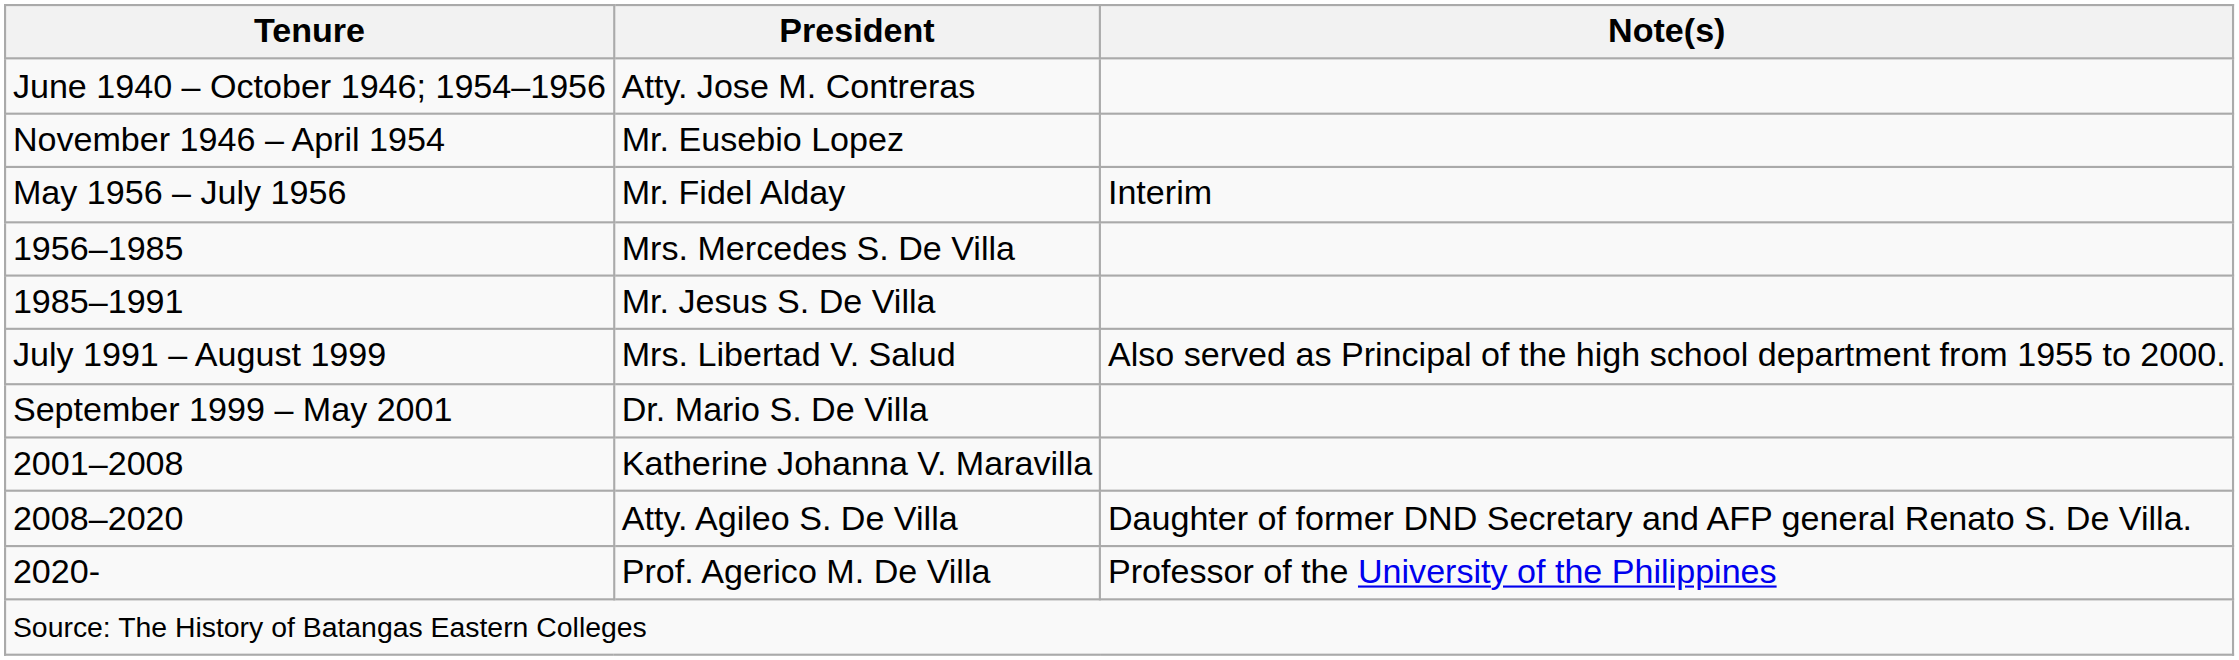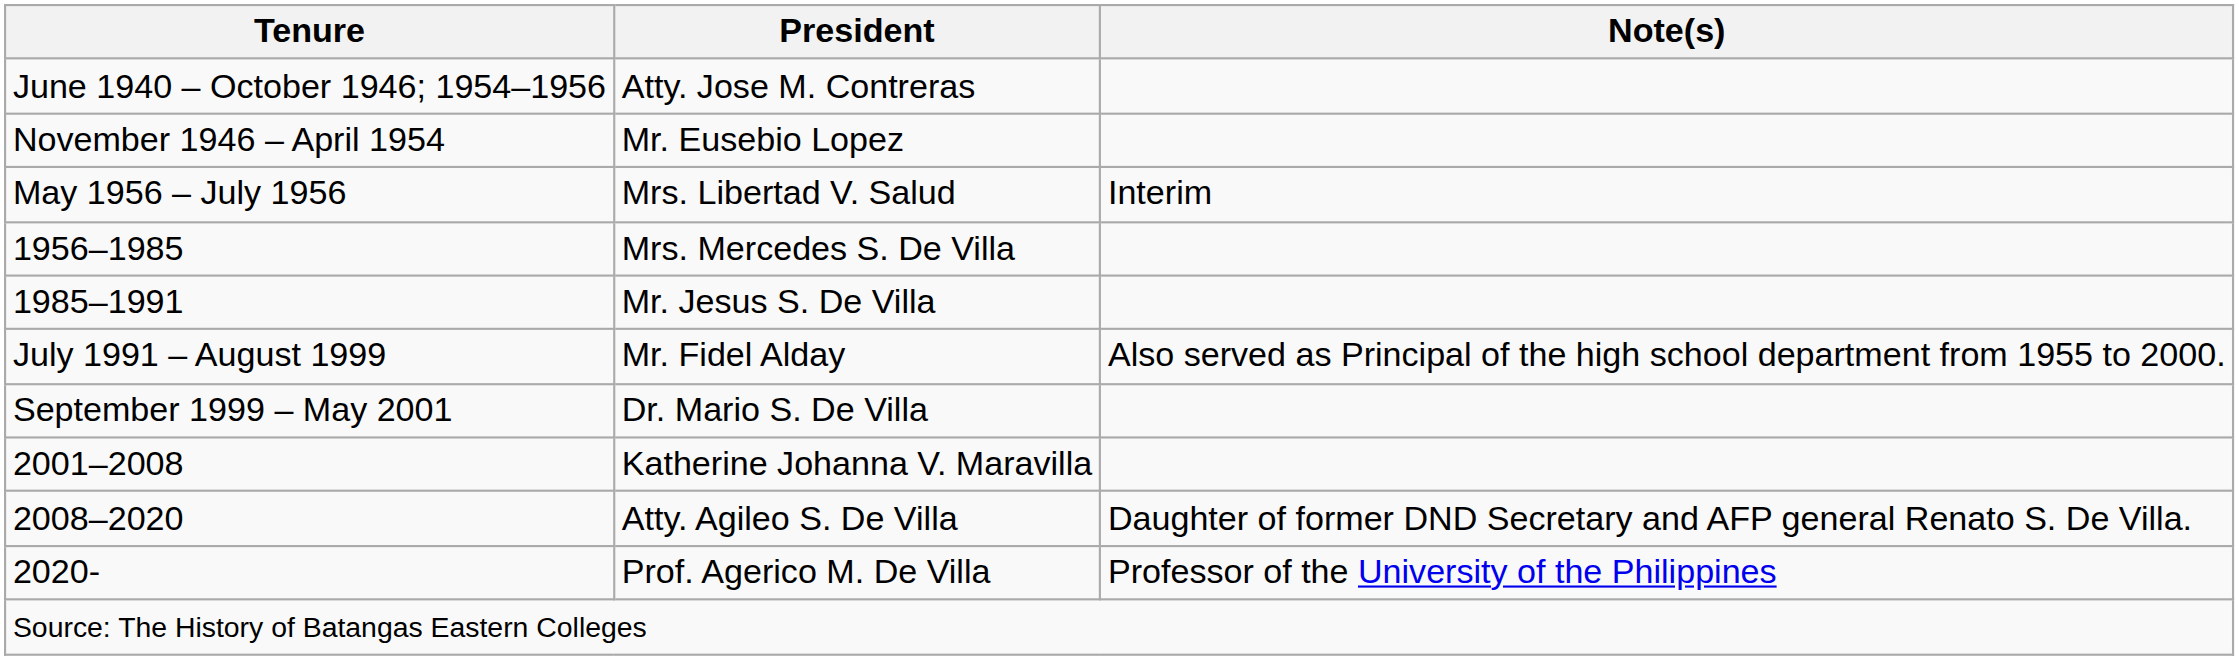(733, 193) Mr. Fidel Alday -> (789, 193) Mrs. Libertad V. Salud
(789, 355) Mrs. Libertad V. Salud -> (733, 355) Mr. Fidel Alday
